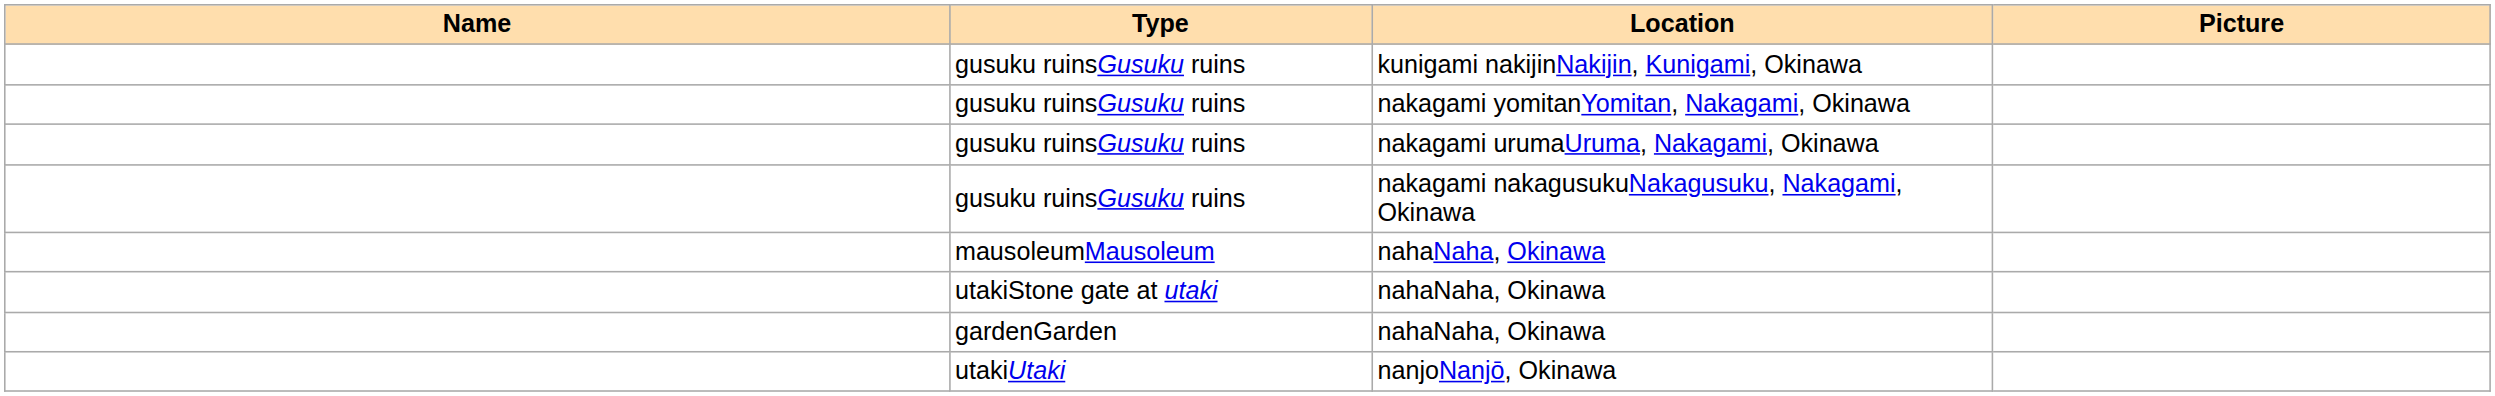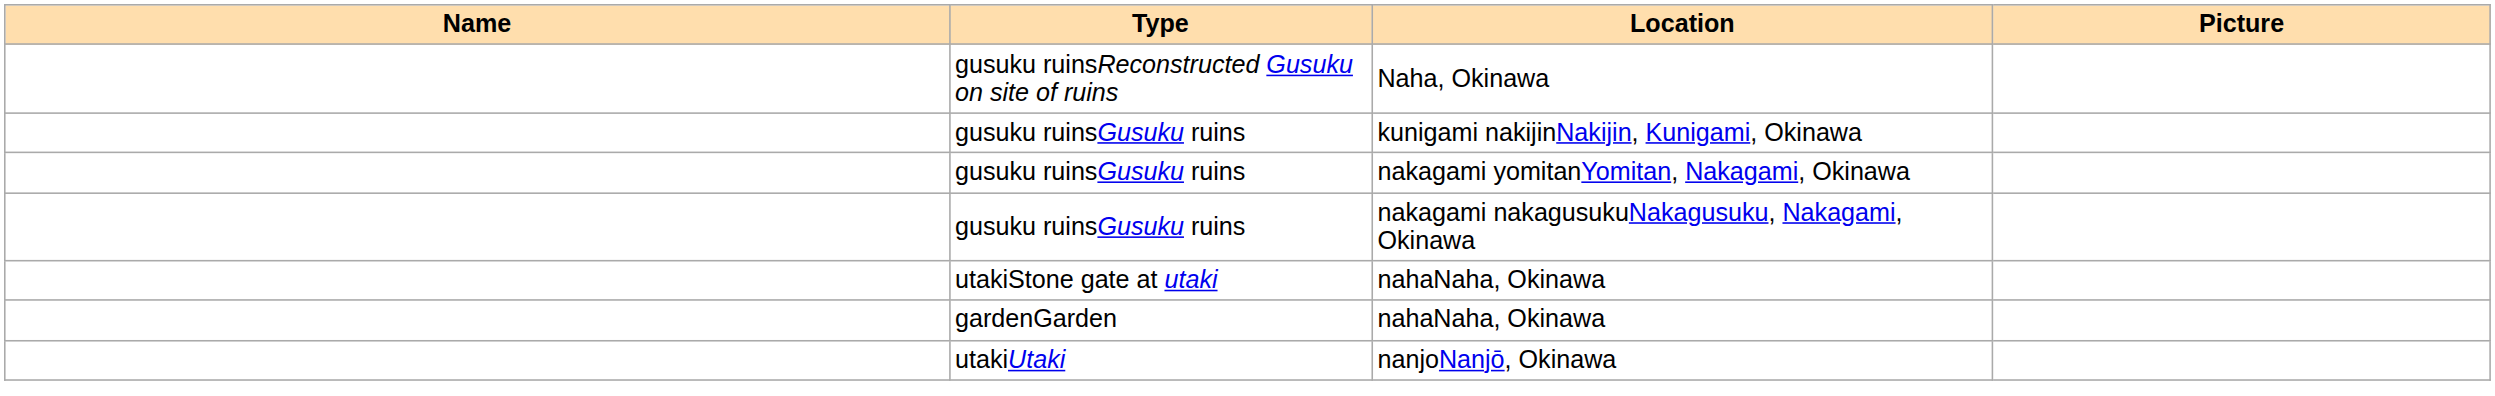+ row: (1154, 78)
- row: (1100, 143)
- row: (1085, 251)
